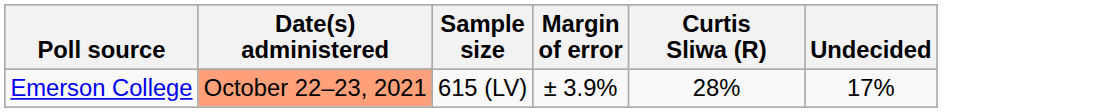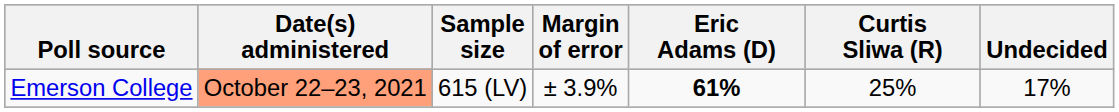+ column: (716, 37)
(716, 88) 28% -> (893, 88) 25%
